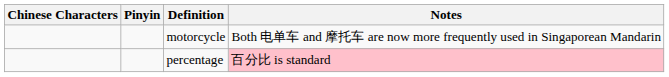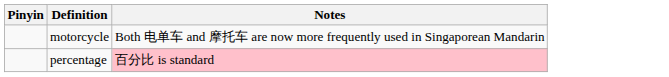- column: (63, 14)
